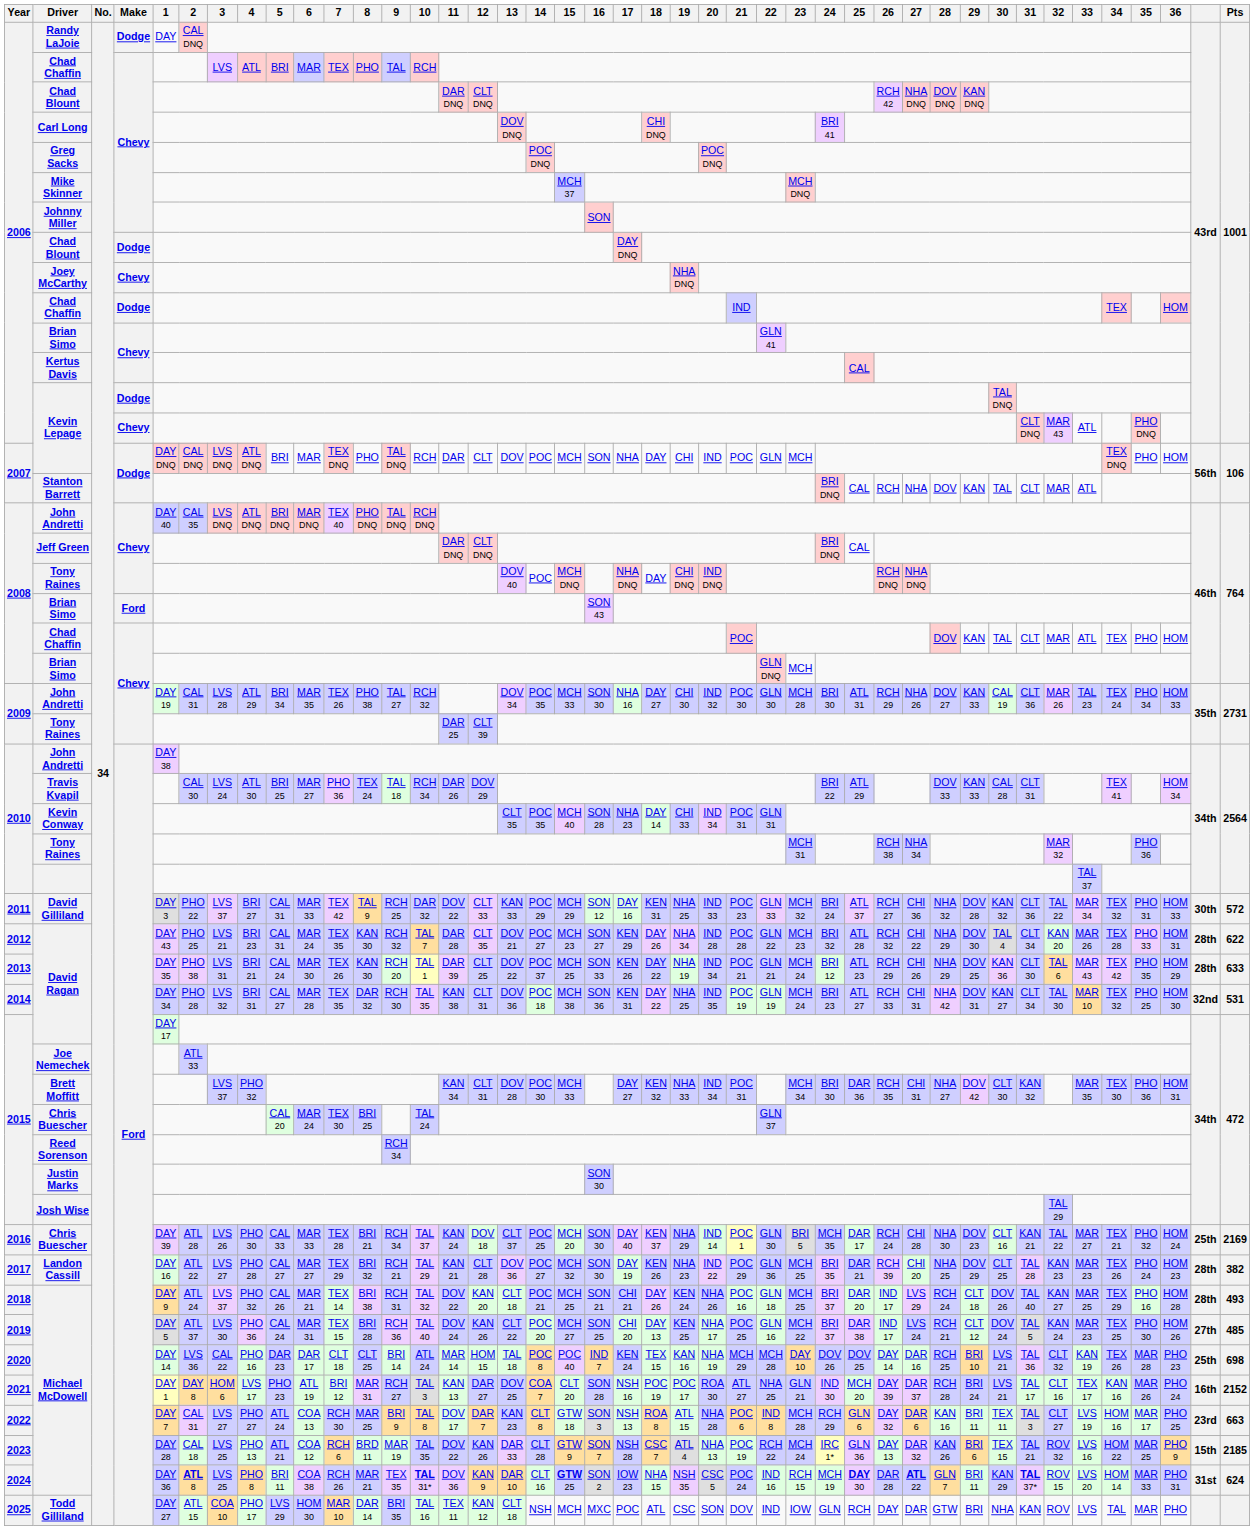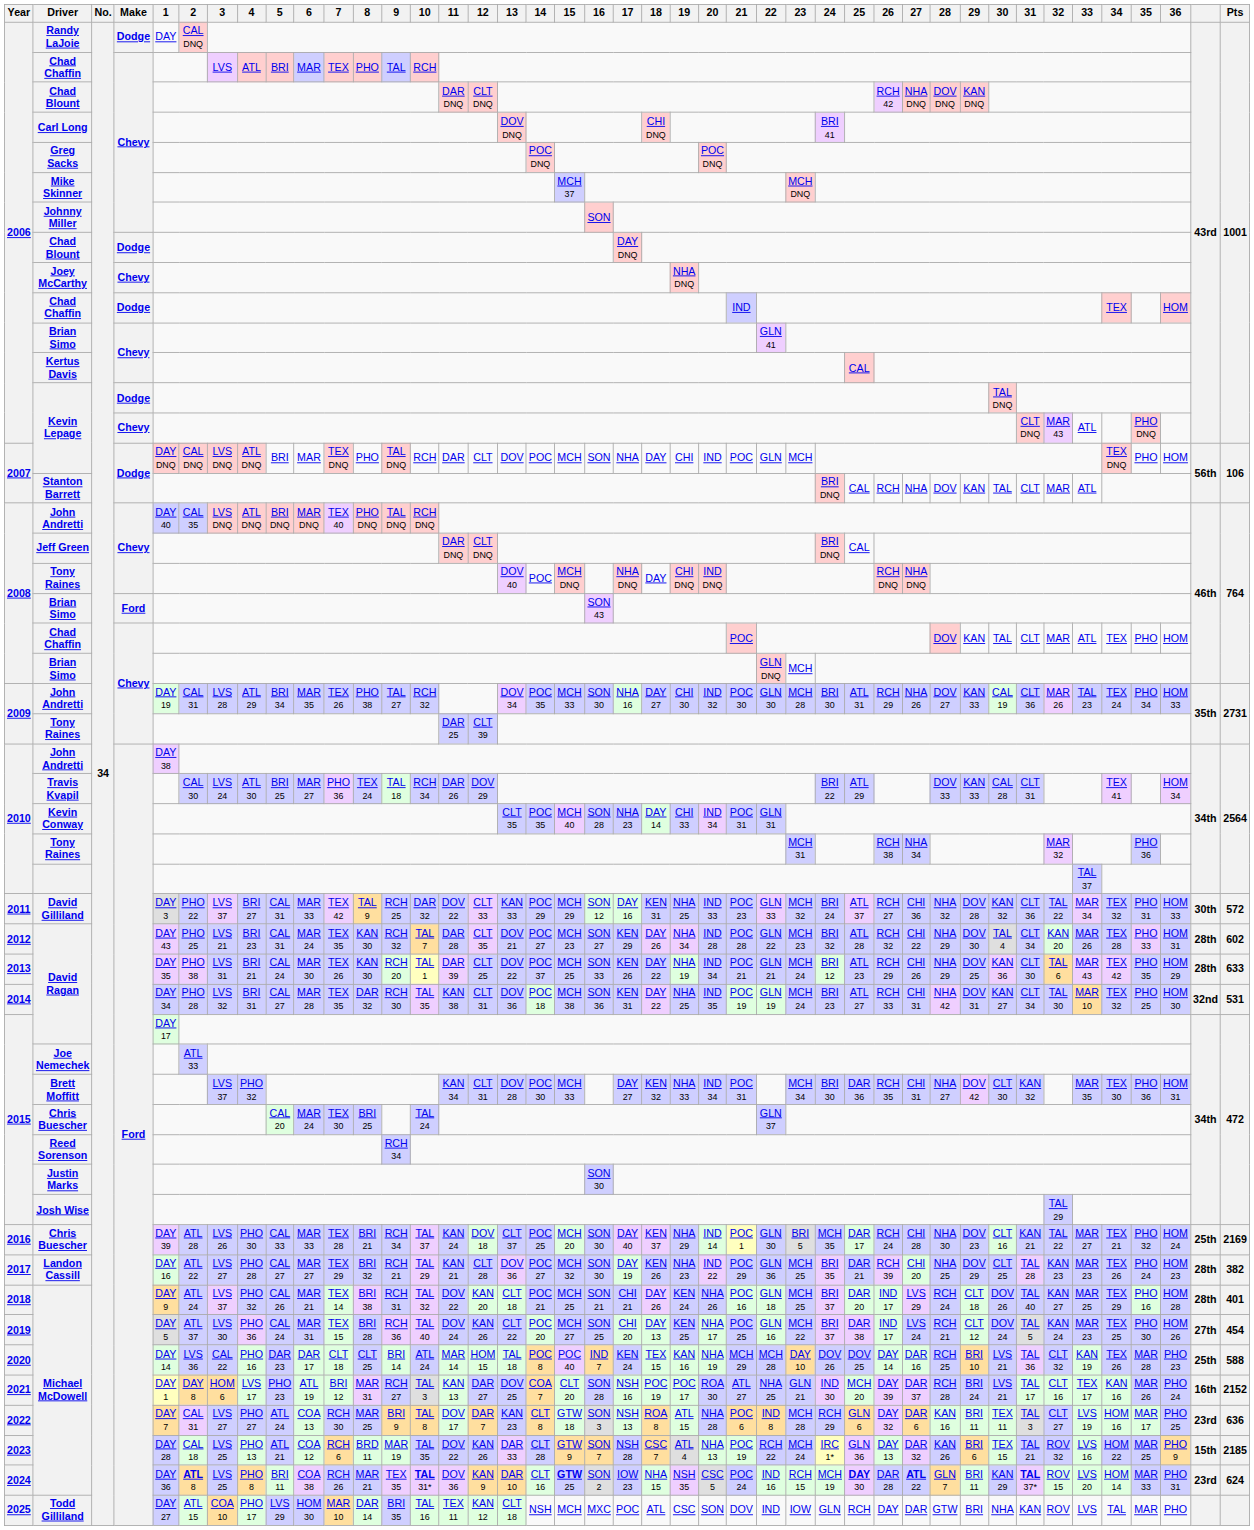(1235, 939) 622 -> (1235, 939) 602
(1235, 1300) 493 -> (1235, 1300) 401
(1235, 1330) 485 -> (1235, 1330) 454
(1235, 1360) 698 -> (1235, 1360) 588
(1235, 1420) 663 -> (1235, 1420) 636
(1206, 1480) 31st -> (1206, 1480) 23rd
